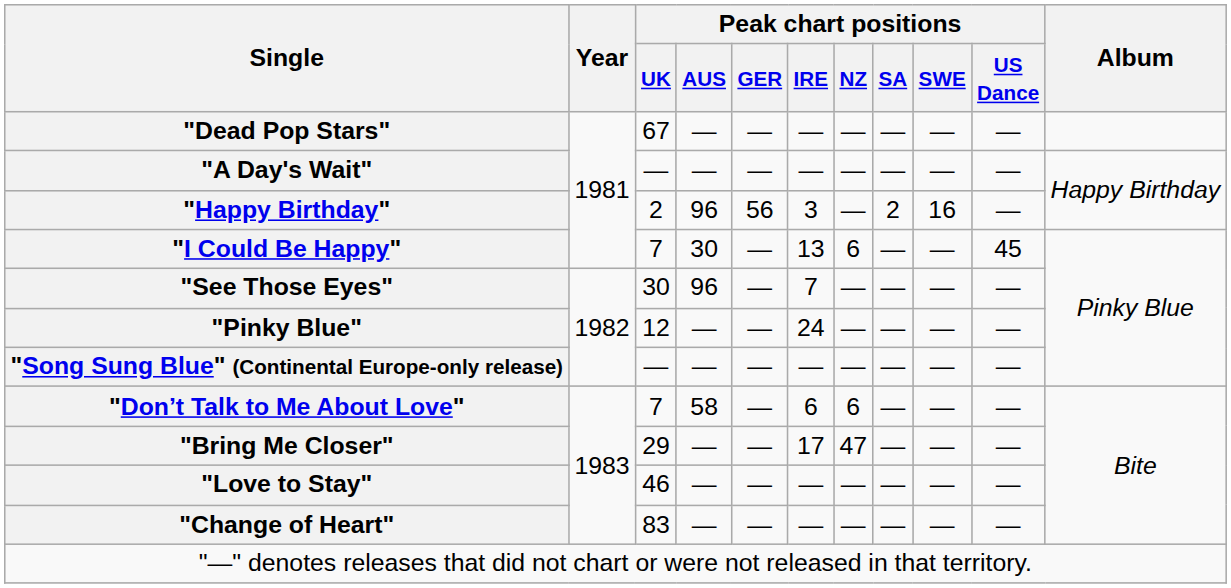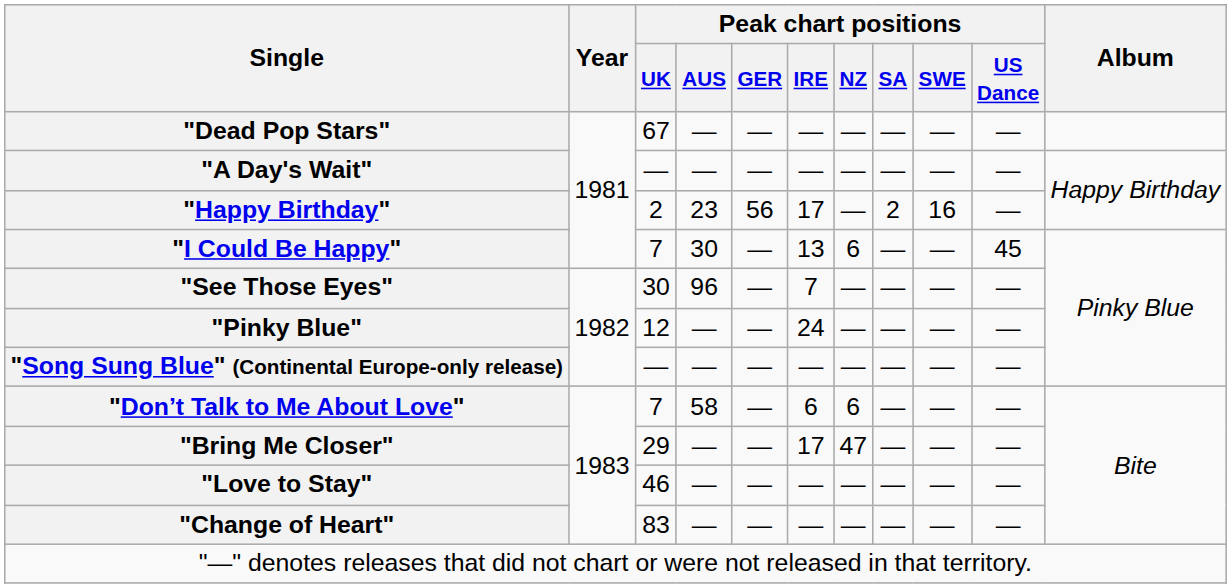(704, 209) 96 -> (704, 209) 23
(811, 209) 3 -> (811, 209) 17
